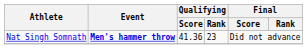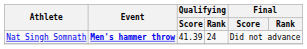(191, 37) 41.36 -> (191, 37) 41.39
(211, 37) 23 -> (211, 37) 24
